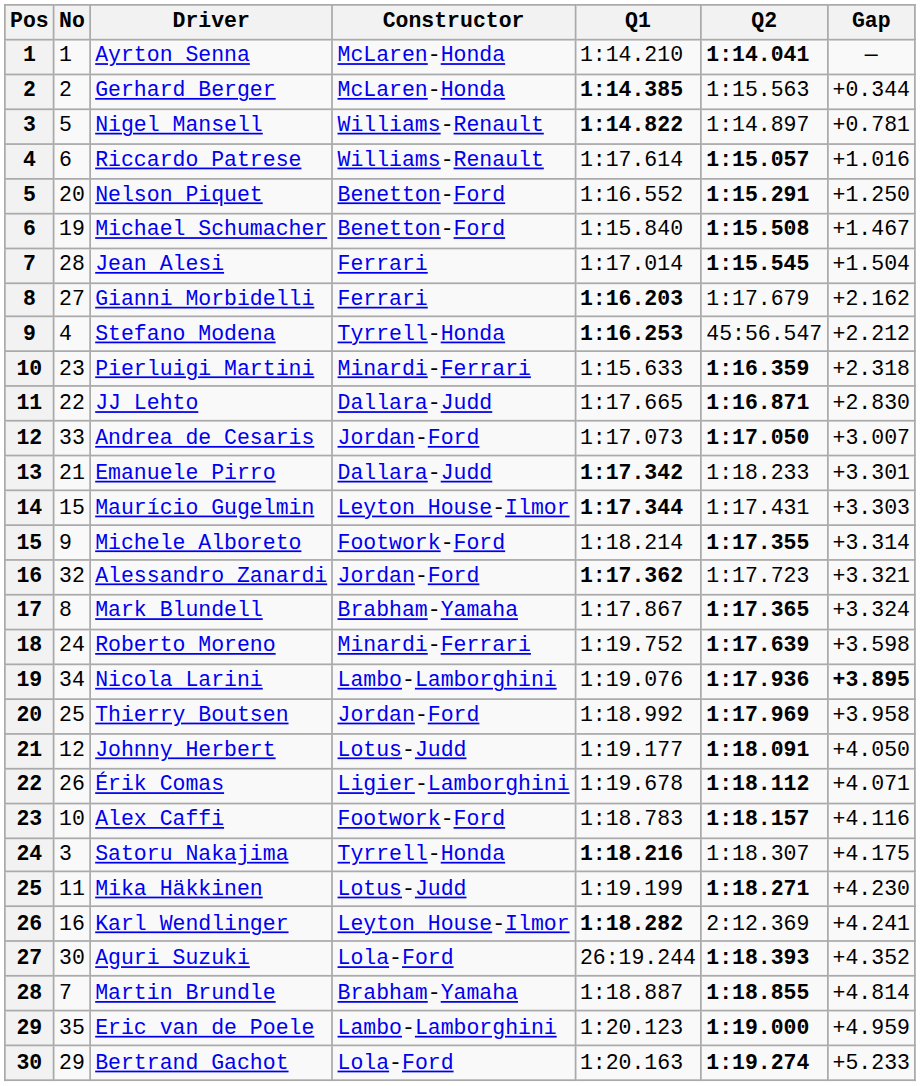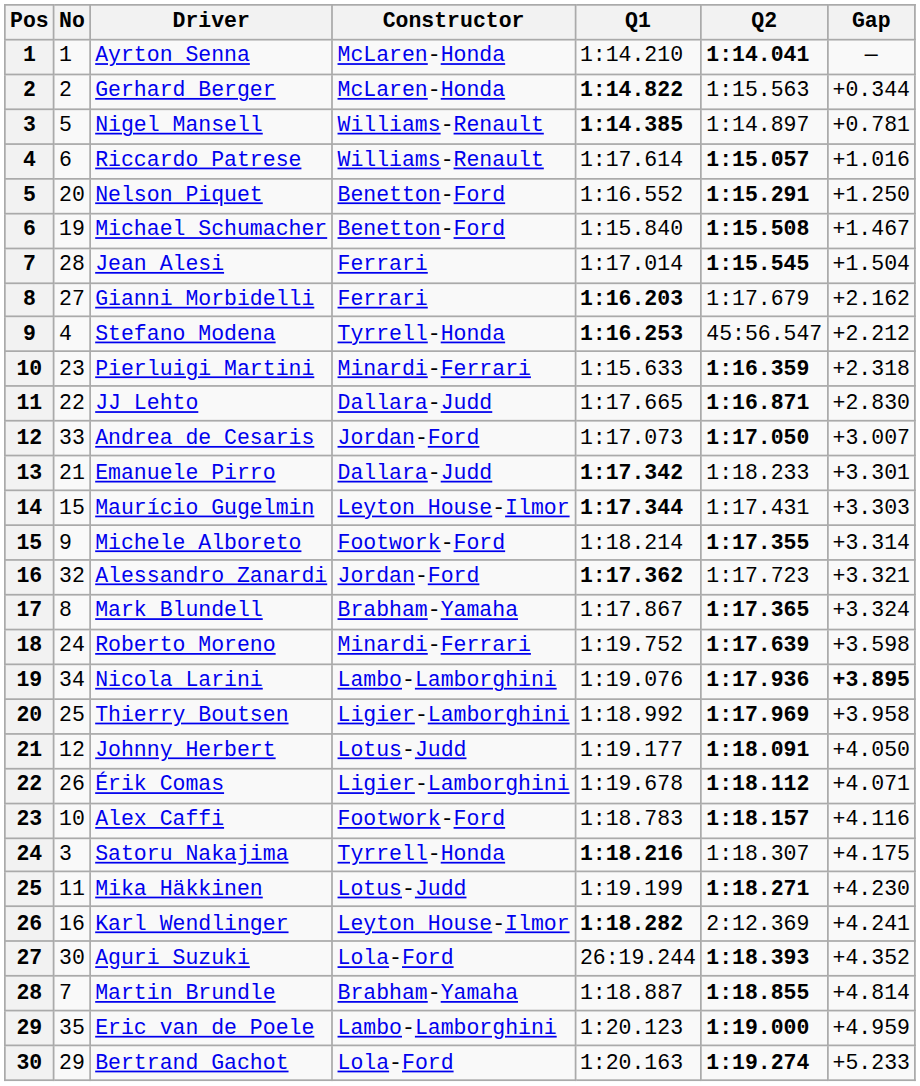(631, 92) 1:14.385 -> (631, 92) 1:14.822
(631, 127) 1:14.822 -> (631, 127) 1:14.385
(408, 716) Jordan-Ford -> (454, 716) Ligier-Lamborghini
